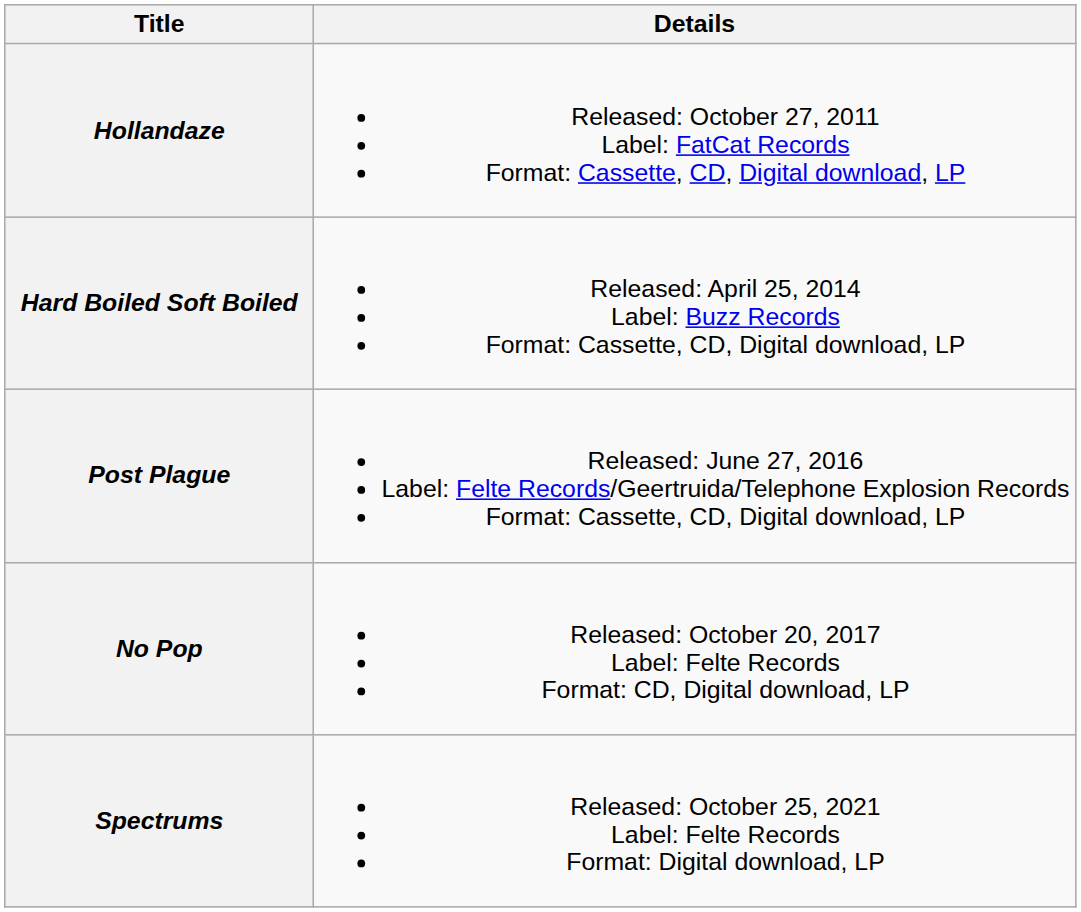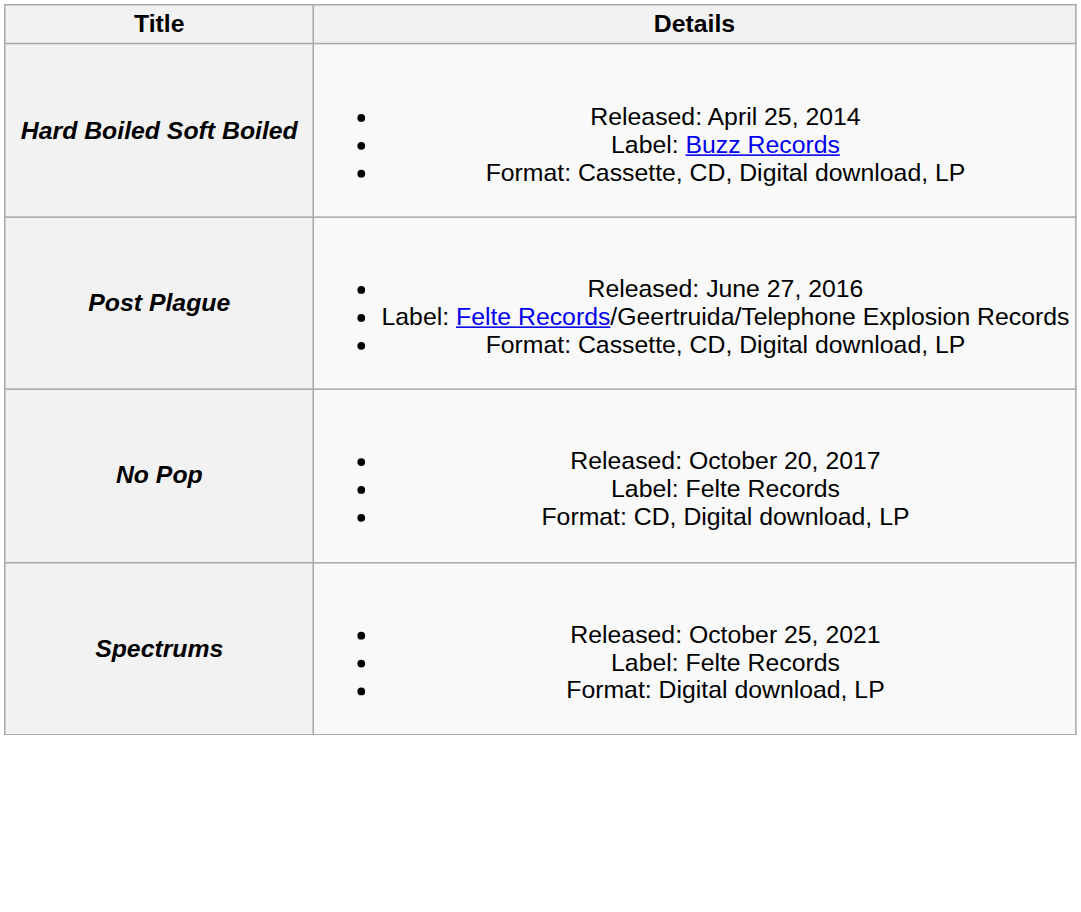- row: (159, 130)
